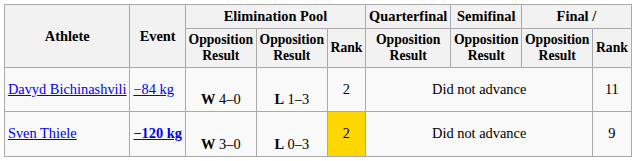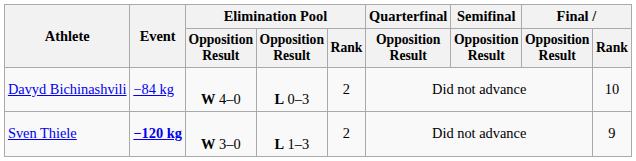(292, 99) L 1–3 -> (292, 99) L 0–3
(612, 89) 11 -> (612, 89) 10
(292, 144) L 0–3 -> (292, 144) L 1–3
(346, 133) gold background -> (346, 133) no background
